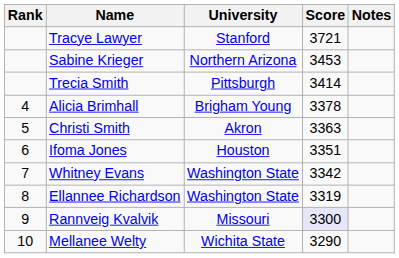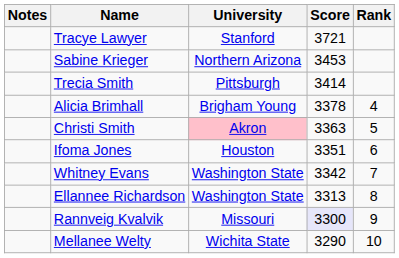columns swapped: (25, 15) <-> (371, 15)
(243, 128) no background -> (248, 128) pink background
(325, 196) 3319 -> (330, 196) 3313
